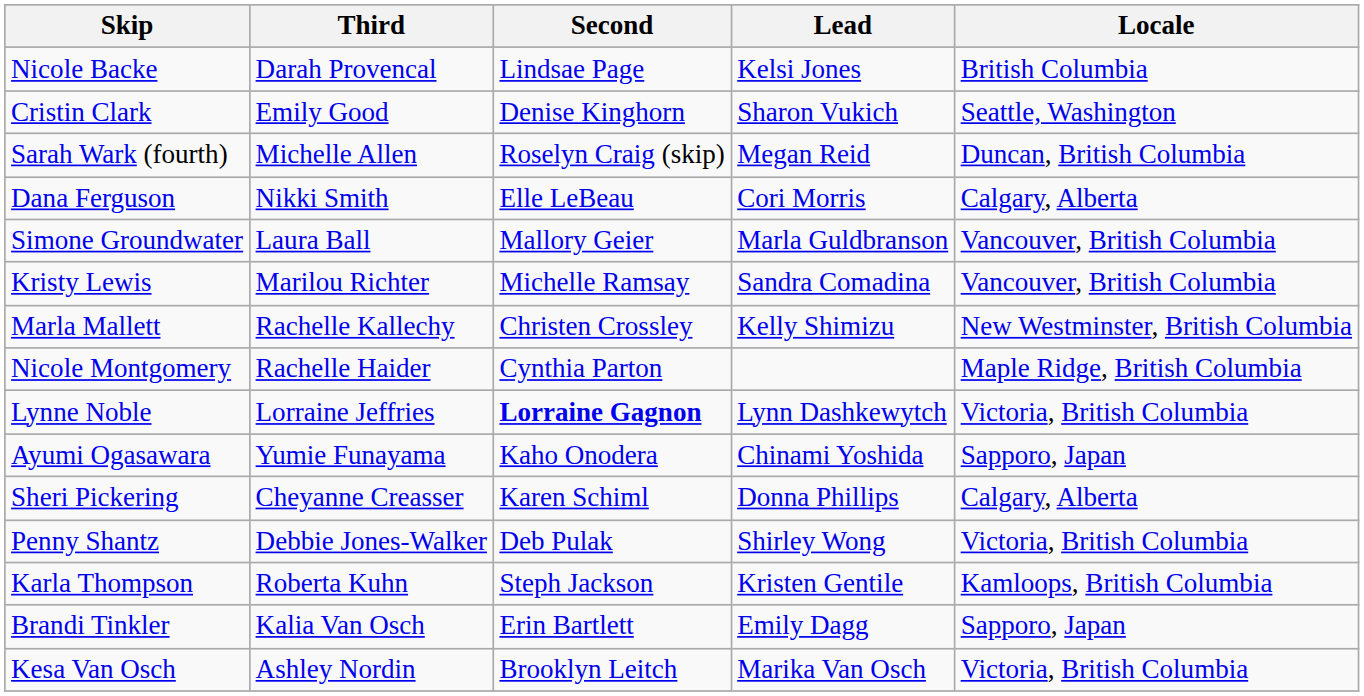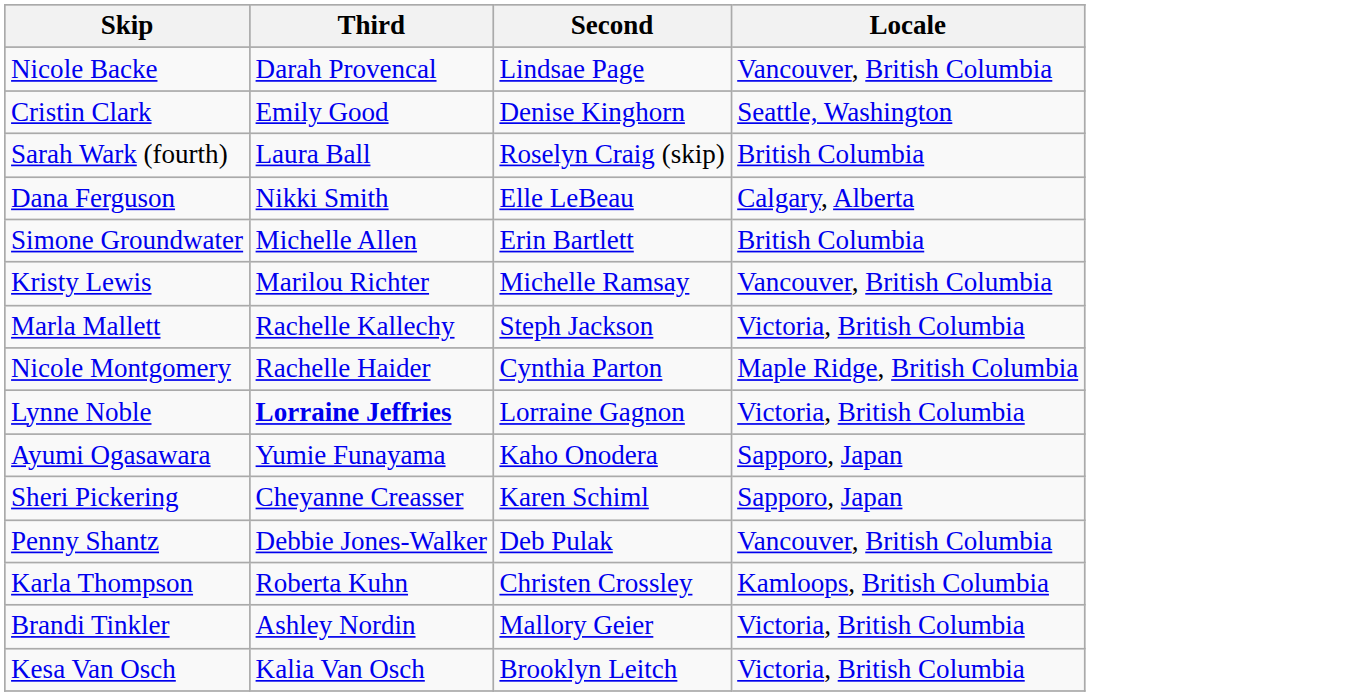- column: (843, 25)
(1054, 68) British Columbia -> (895, 68) Vancouver, British Columbia
(336, 154) Michelle Allen -> (313, 154) Laura Ball
(1103, 154) Duncan, British Columbia -> (831, 154) British Columbia
(313, 240) Laura Ball -> (336, 240) Michelle Allen
(576, 240) Mallory Geier -> (567, 240) Erin Bartlett
(1118, 240) Vancouver, British Columbia -> (831, 240) British Columbia
(596, 326) Christen Crossley -> (576, 326) Steph Jackson
(1156, 326) New Westminster, British Columbia -> (881, 326) Victoria, British Columbia
(345, 411) normal -> (354, 411) bold
(600, 411) bold -> (592, 411) normal
(1049, 497) Calgary, Alberta -> (820, 497) Sapporo, Japan
(1104, 540) Victoria, British Columbia -> (895, 540) Vancouver, British Columbia
(576, 583) Steph Jackson -> (596, 583) Christen Crossley
(340, 626) Kalia Van Osch -> (336, 626) Ashley Nordin
(567, 626) Erin Bartlett -> (576, 626) Mallory Geier
(1043, 626) Sapporo, Japan -> (881, 626) Victoria, British Columbia
(336, 669) Ashley Nordin -> (340, 669) Kalia Van Osch
